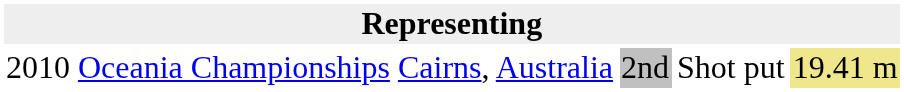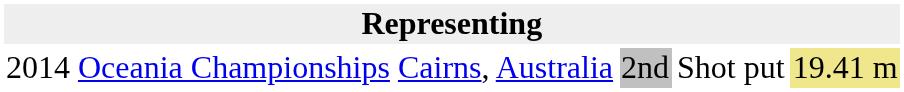(38, 67) 2010 -> (38, 67) 2014
